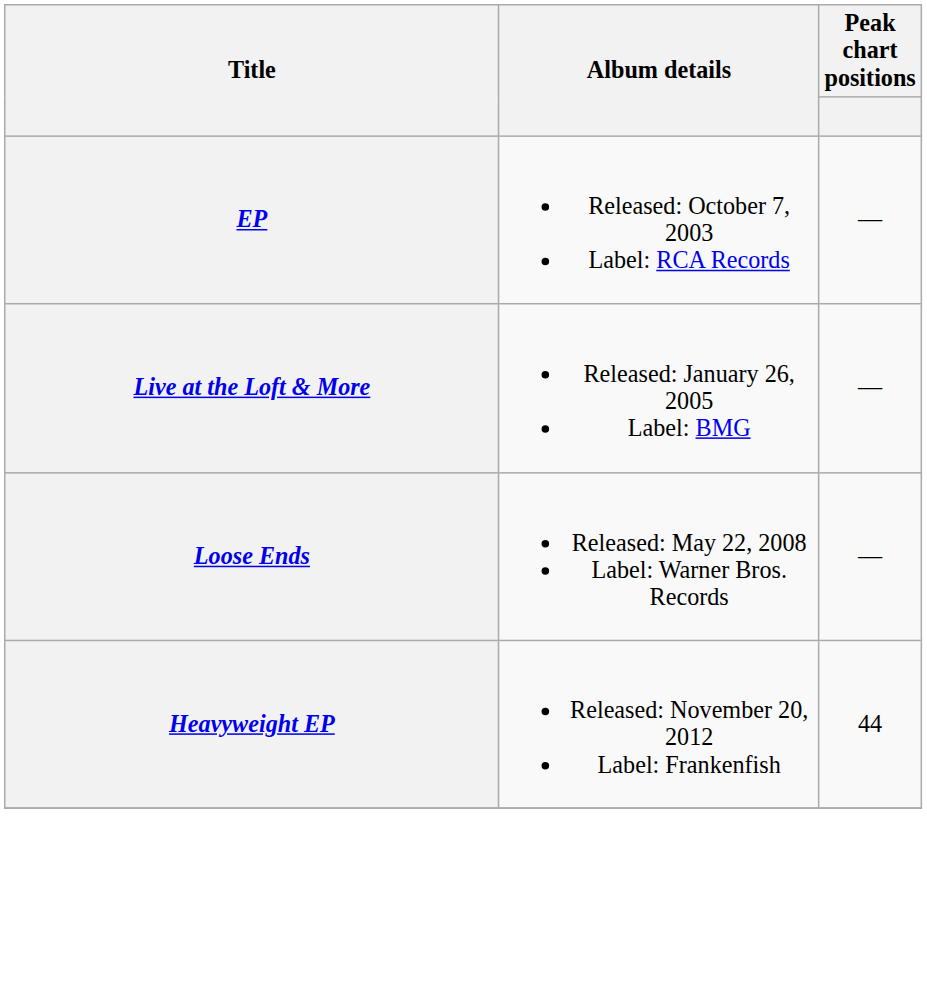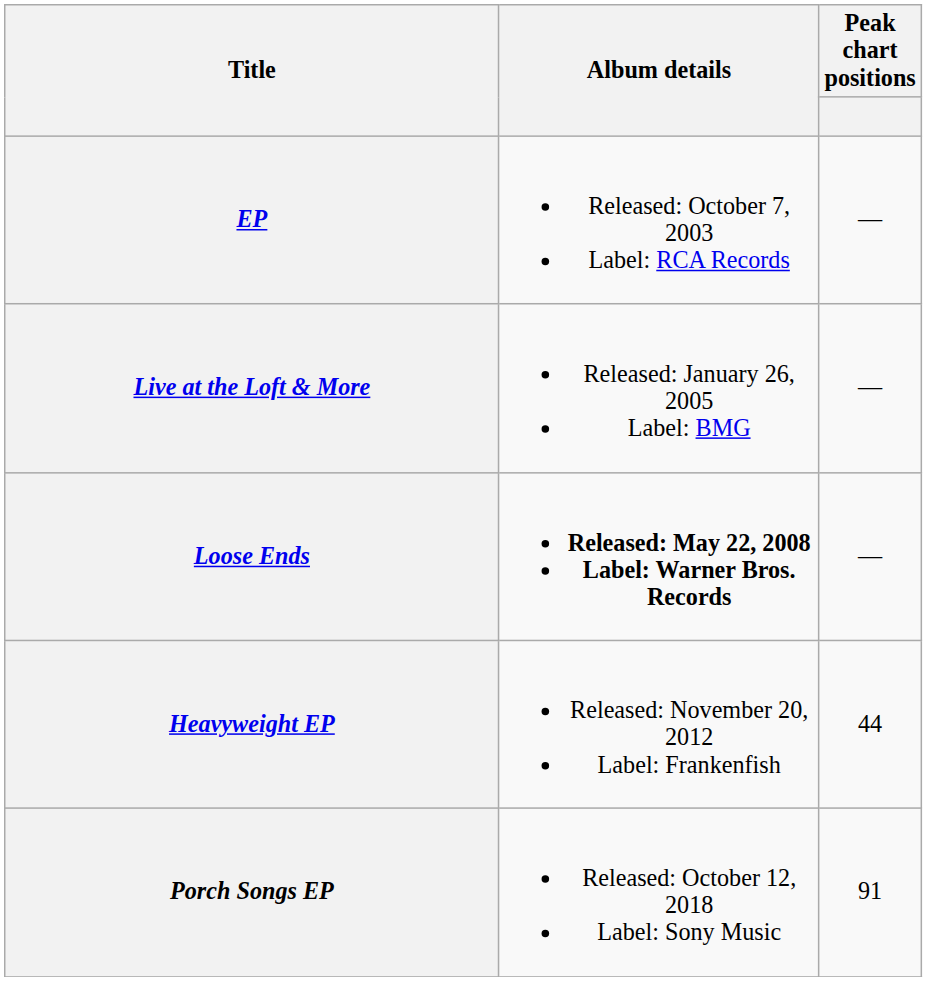(659, 570) normal -> (659, 570) bold
+ row: (252, 892)
